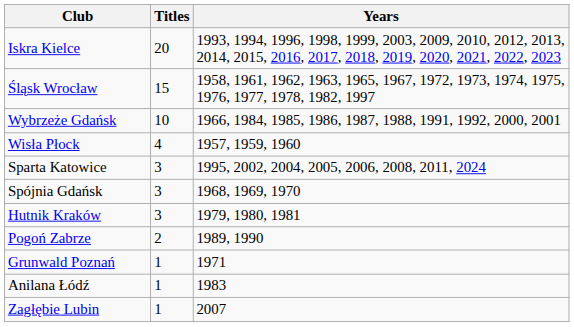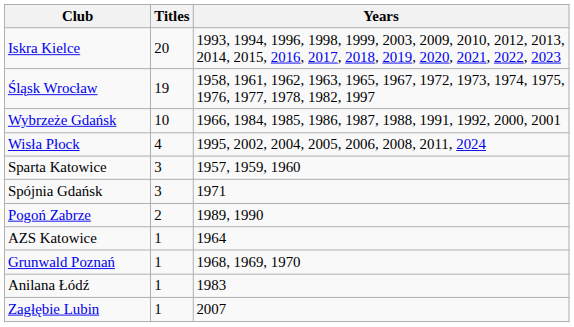(162, 88) 15 -> (162, 88) 19
(248, 144) 1957, 1959, 1960 -> (341, 144) 1995, 2002, 2004, 2005, 2006, 2008, 2011, 2024
(341, 167) 1995, 2002, 2004, 2005, 2006, 2008, 2011, 2024 -> (248, 167) 1957, 1959, 1960
(248, 191) 1968, 1969, 1970 -> (211, 191) 1971
- row: (54, 214)
+ row: (52, 238)
(211, 262) 1971 -> (248, 262) 1968, 1969, 1970
